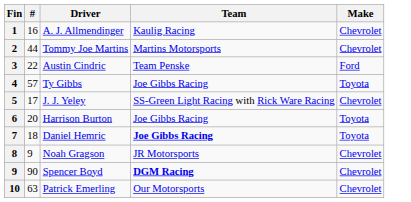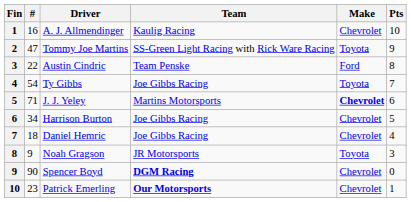+ column: (396, 13)
(32, 48) 44 -> (32, 48) 47
(177, 48) Martins Motorsports -> (234, 48) SS-Green Light Racing with Rick Ware Racing
(361, 48) Chevrolet -> (354, 48) Toyota
(32, 83) 57 -> (32, 83) 54
(32, 101) 17 -> (32, 101) 71
(234, 101) SS-Green Light Racing with Rick Ware Racing -> (177, 101) Martins Motorsports
(361, 101) normal -> (362, 101) bold
(32, 118) 20 -> (32, 118) 34
(354, 118) Toyota -> (361, 118) Chevrolet
(173, 136) bold -> (171, 136) normal
(354, 136) Toyota -> (361, 136) Chevrolet
(361, 153) Chevrolet -> (354, 153) Toyota
(32, 188) 63 -> (32, 188) 23
(169, 188) normal -> (172, 188) bold
